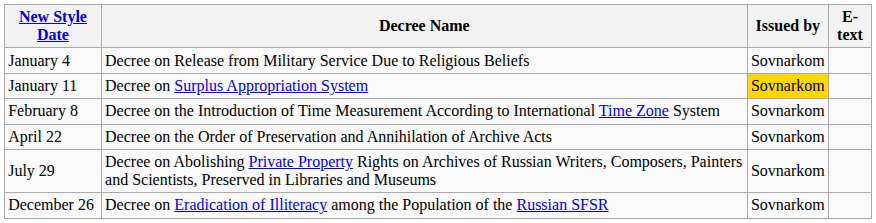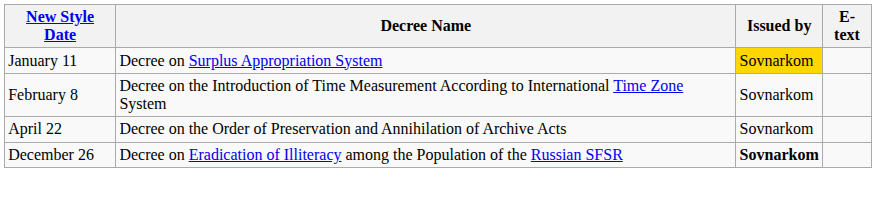- row: (39, 60)
- row: (32, 171)
(788, 205) normal -> (779, 154) bold
